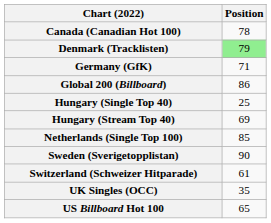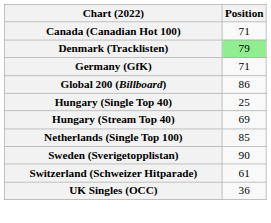(244, 31) 78 -> (244, 31) 71
(244, 191) 35 -> (244, 191) 36
- row: (113, 208)
